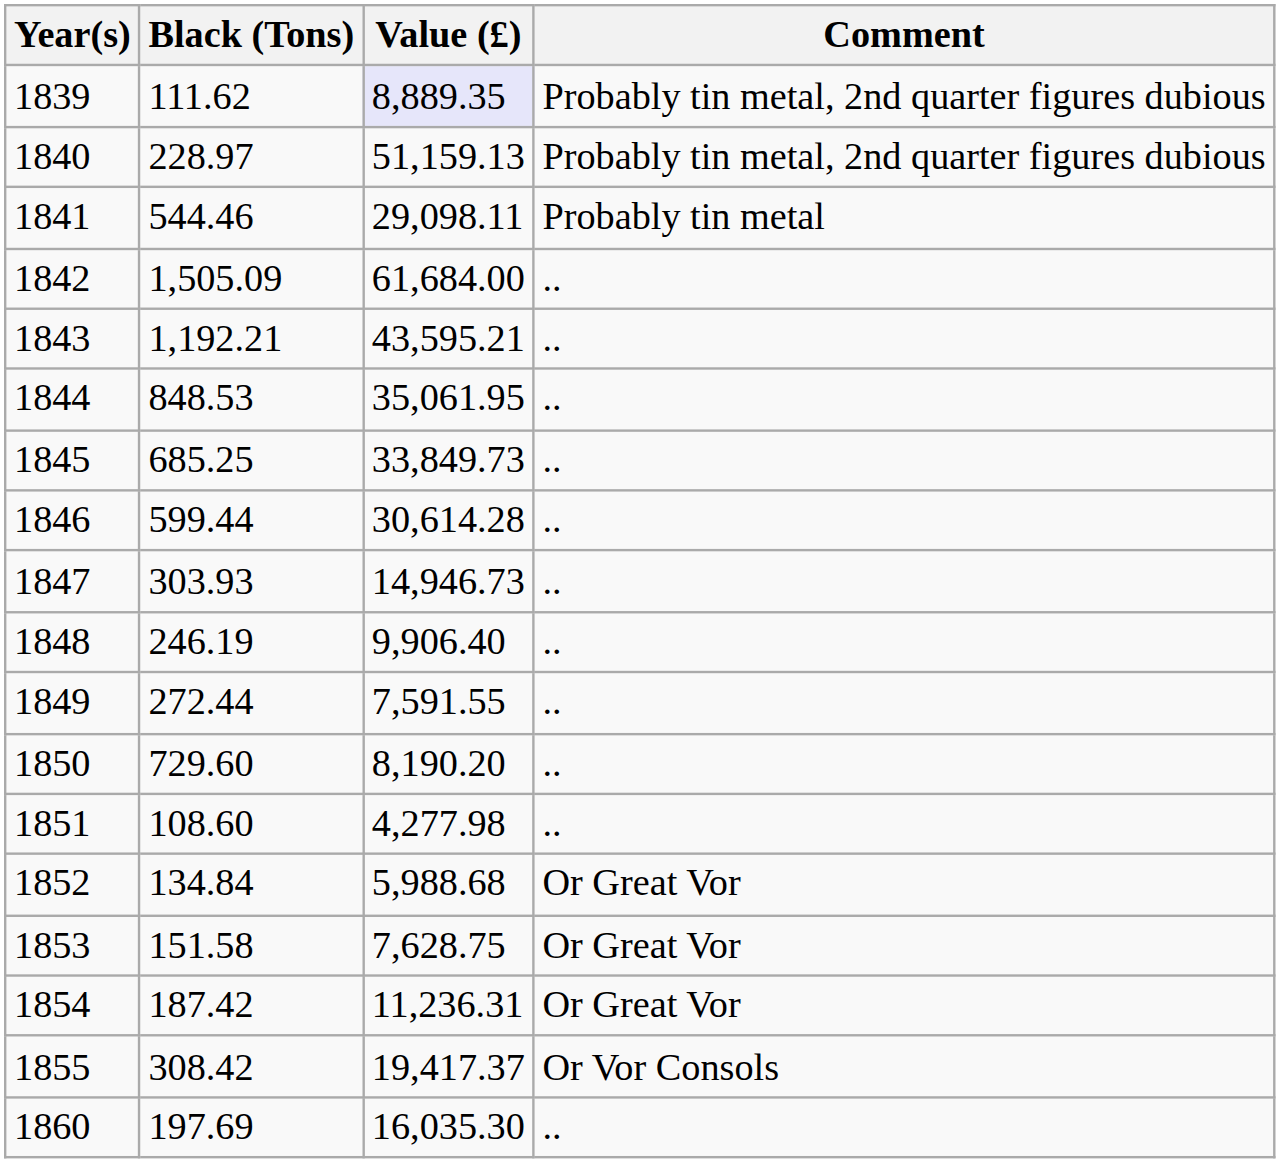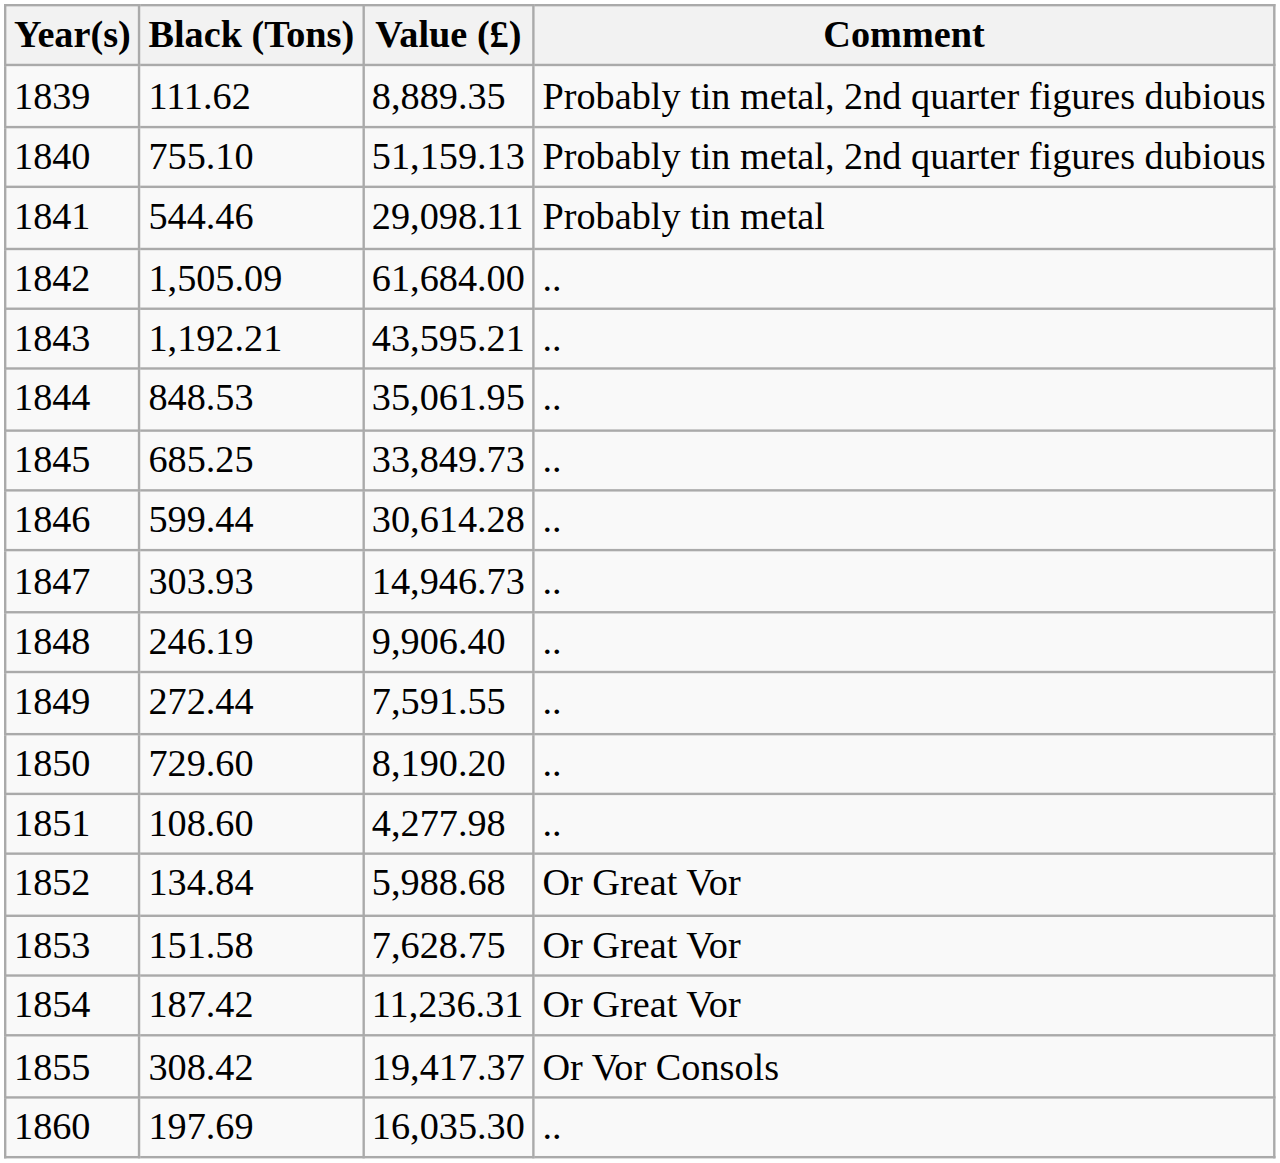(439, 95) lavender background -> (439, 95) no background
(201, 156) 228.97 -> (201, 156) 755.10
